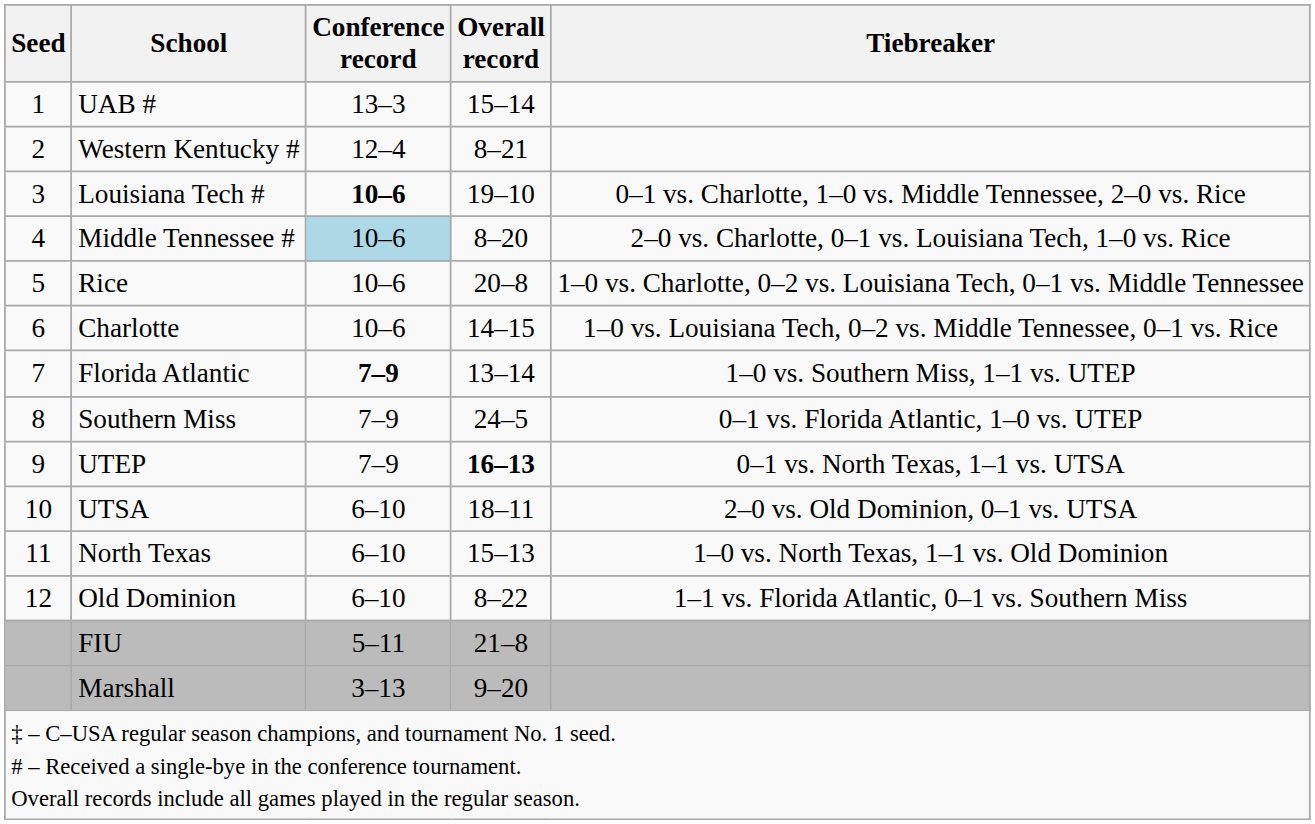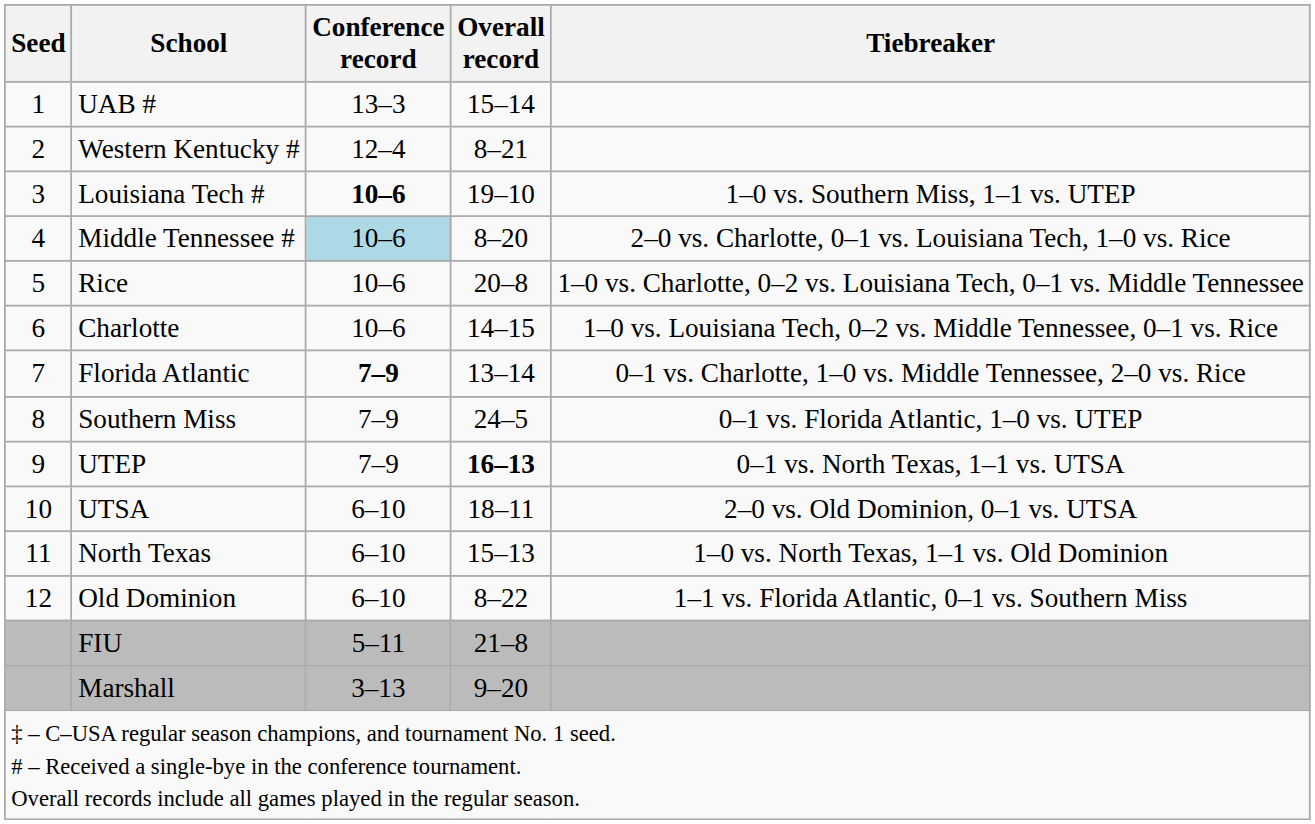(931, 193) 0–1 vs. Charlotte, 1–0 vs. Middle Tennessee, 2–0 vs. Rice -> (931, 193) 1–0 vs. Southern Miss, 1–1 vs. UTEP
(931, 373) 1–0 vs. Southern Miss, 1–1 vs. UTEP -> (931, 373) 0–1 vs. Charlotte, 1–0 vs. Middle Tennessee, 2–0 vs. Rice
